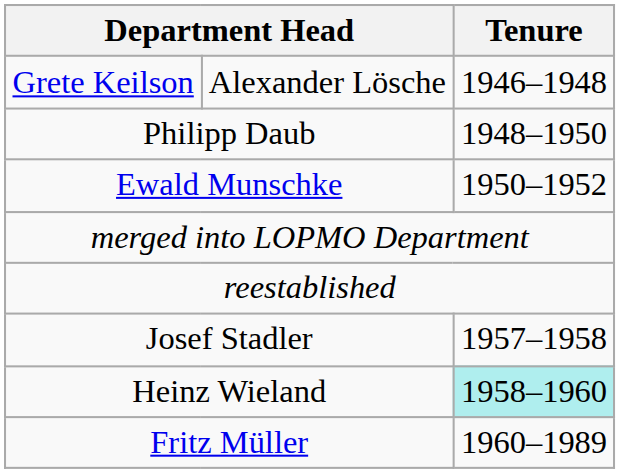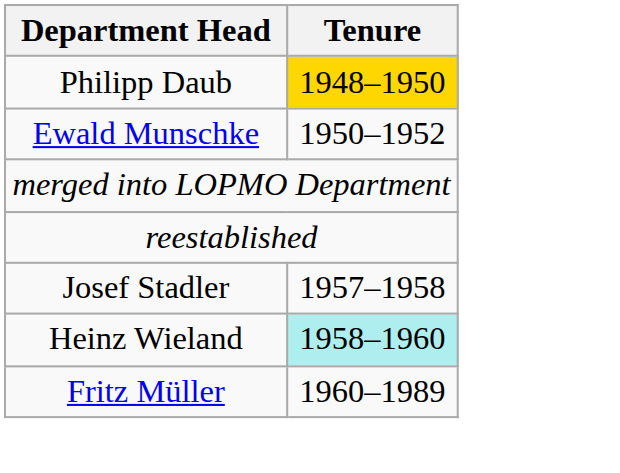- row: (103, 81)
(534, 133) no background -> (372, 81) gold background
